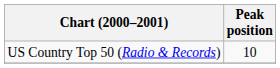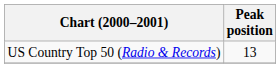(250, 52) 10 -> (250, 52) 13
